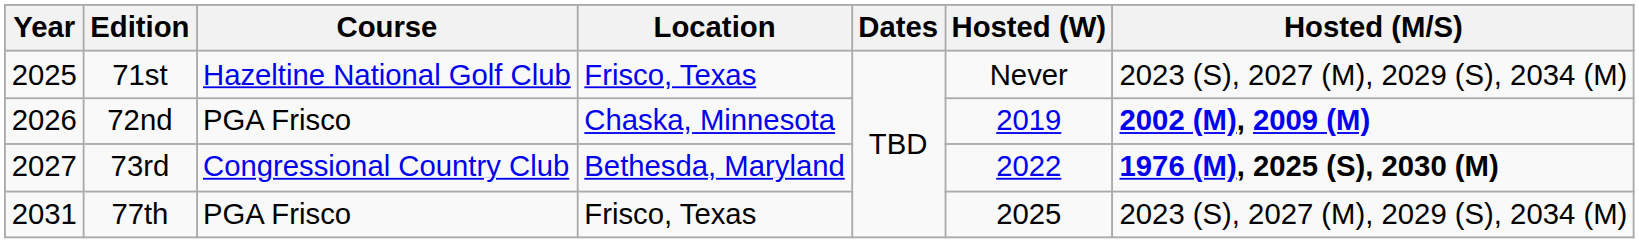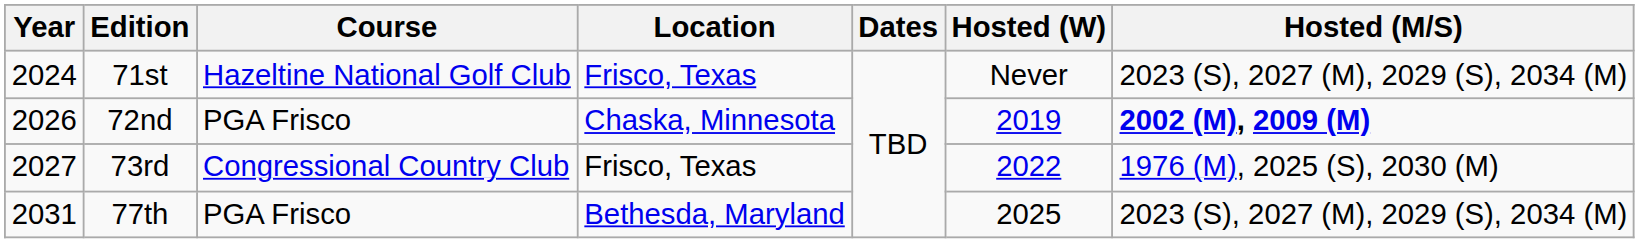(44, 74) 2025 -> (44, 74) 2024
(715, 167) Bethesda, Maryland -> (670, 167) Frisco, Texas
(1309, 167) bold -> (1309, 167) normal
(670, 213) Frisco, Texas -> (715, 213) Bethesda, Maryland
